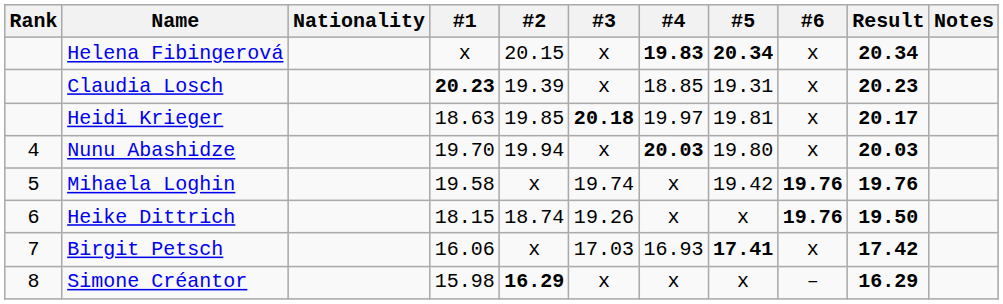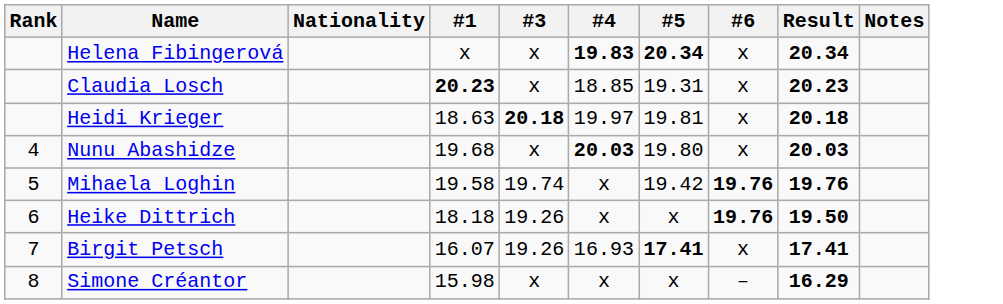- column: (534, 21)
(888, 119) 20.17 -> (819, 119) 20.18
(465, 152) 19.70 -> (465, 152) 19.68
(465, 217) 18.15 -> (465, 217) 18.18
(465, 249) 16.06 -> (465, 249) 16.07
(604, 249) 17.03 -> (534, 249) 19.26
(888, 249) 17.42 -> (819, 249) 17.41
